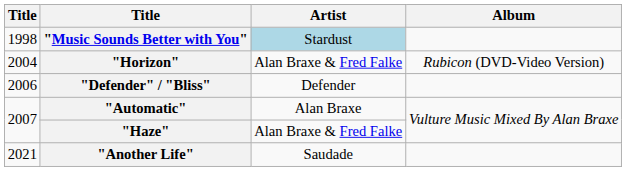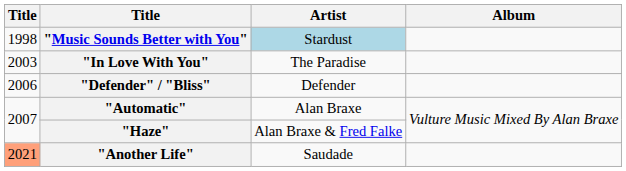+ row: (146, 62)
- row: (146, 62)
(22, 154) no background -> (22, 154) lightsalmon background
